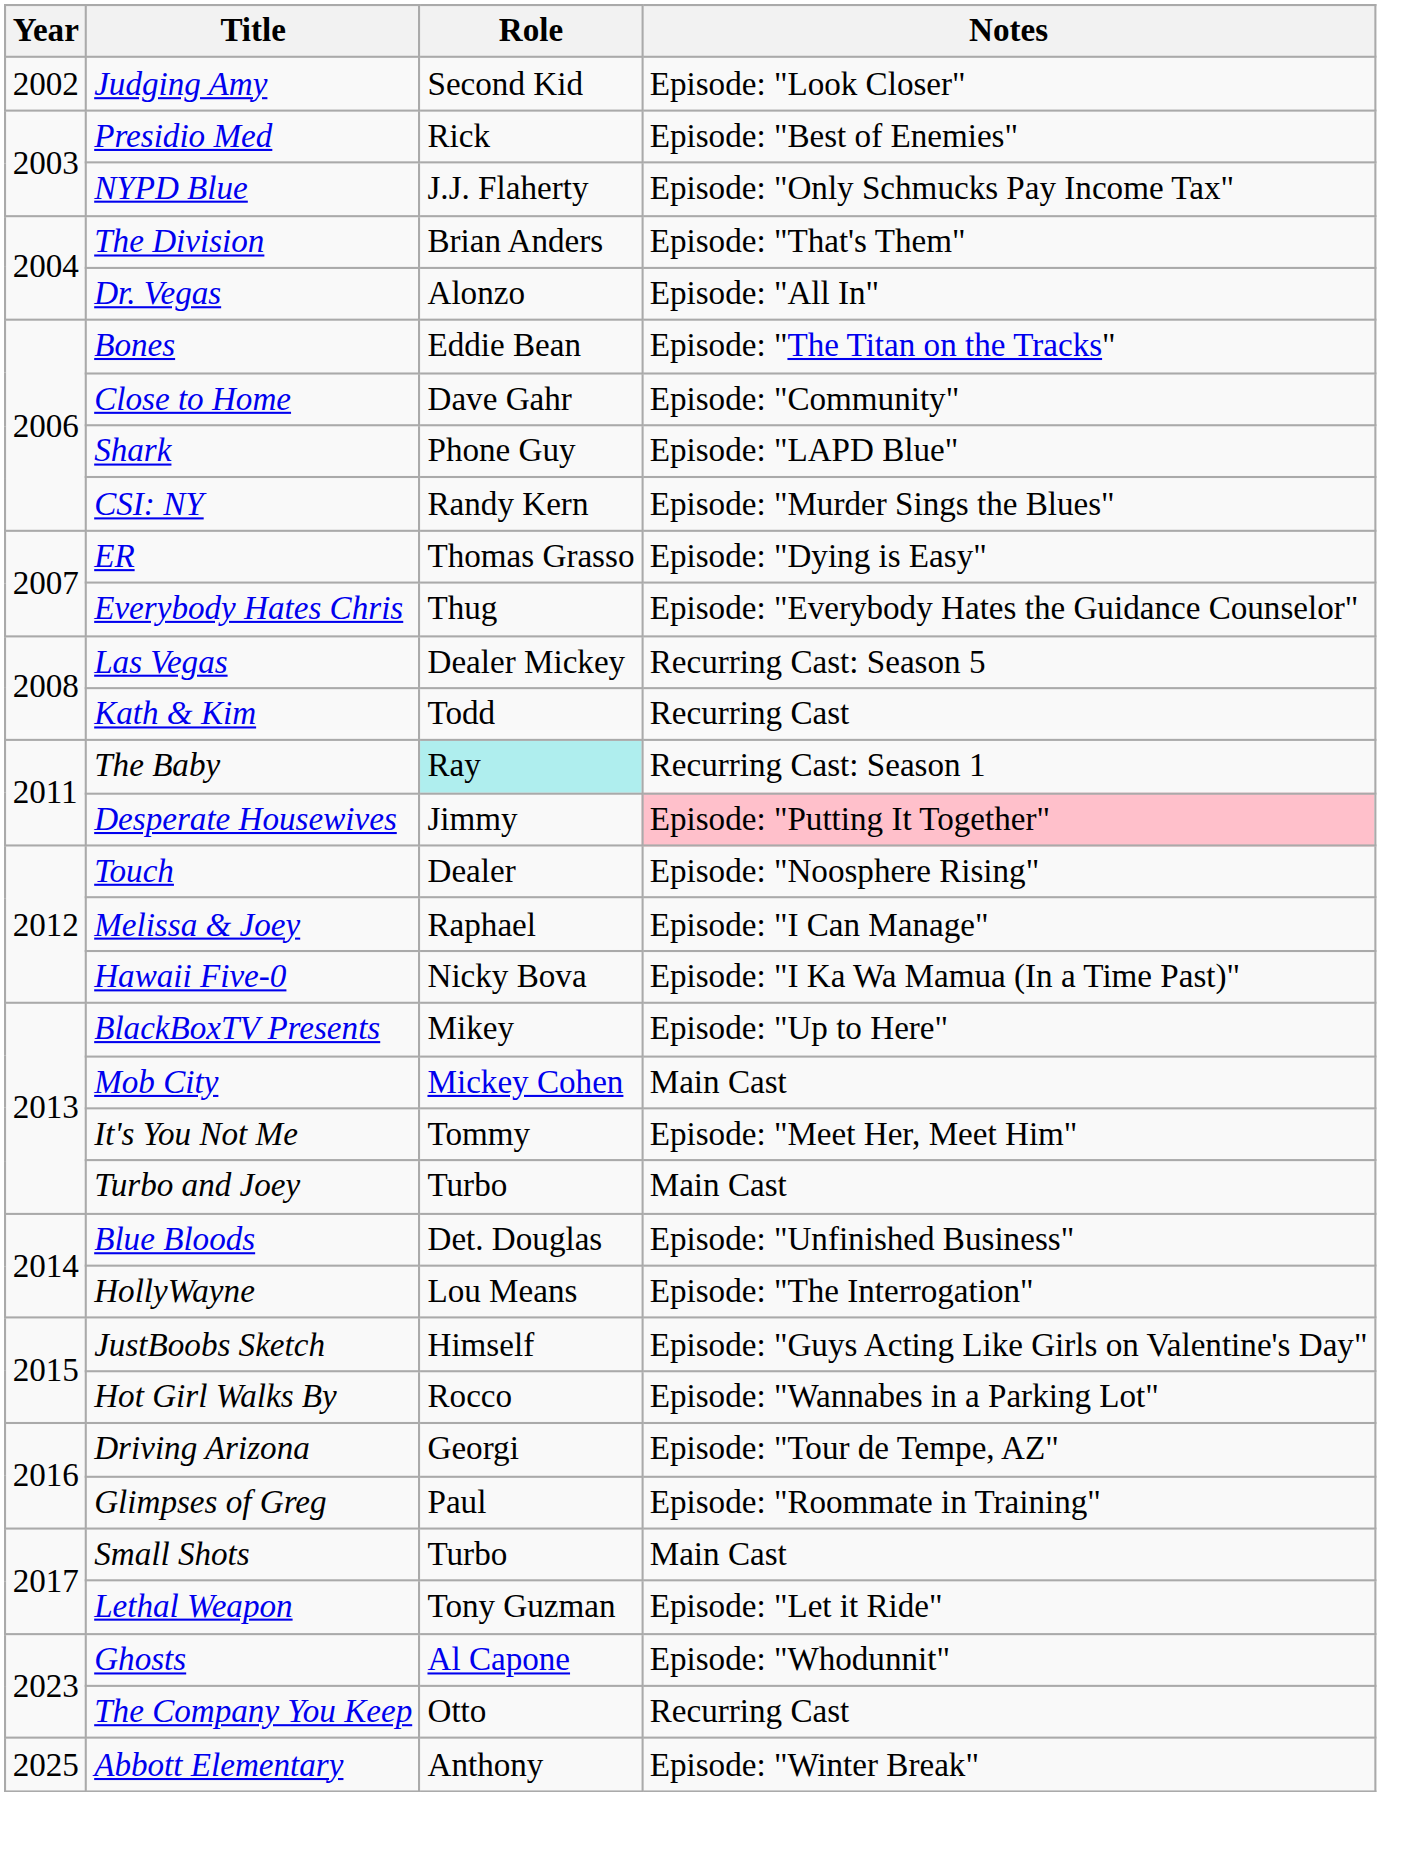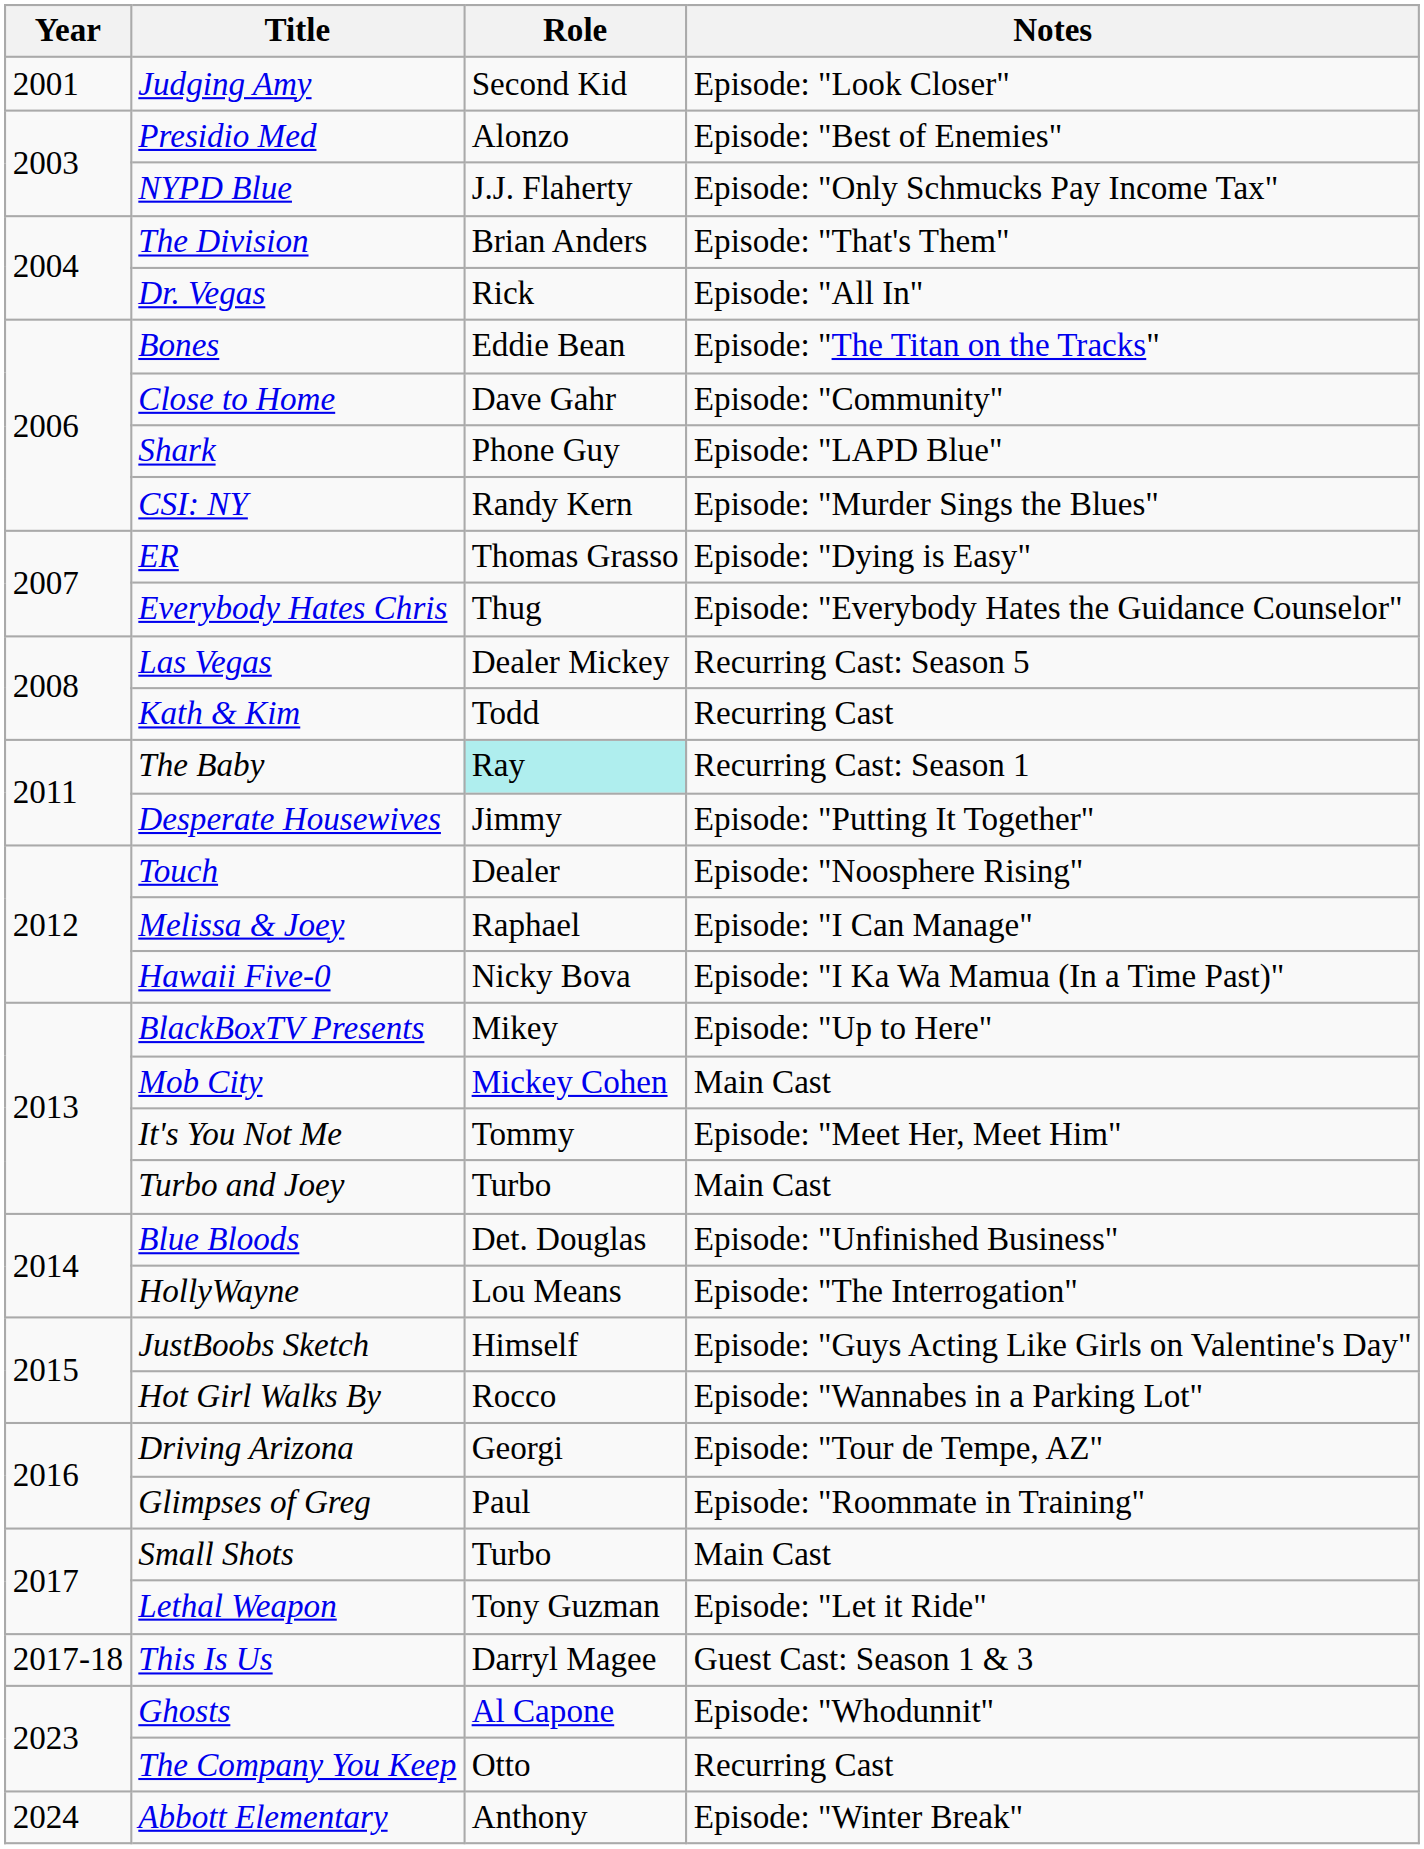(46, 83) 2002 -> (46, 83) 2001
(459, 135) Rick -> (520, 135) Alonzo
(476, 293) Alonzo -> (503, 293) Rick
(850, 818) pink background -> (894, 818) no background
+ row: (206, 1659)
(46, 1764) 2025 -> (46, 1816) 2024
